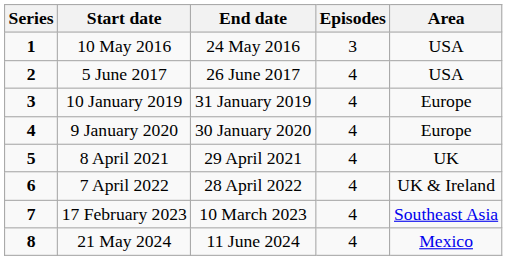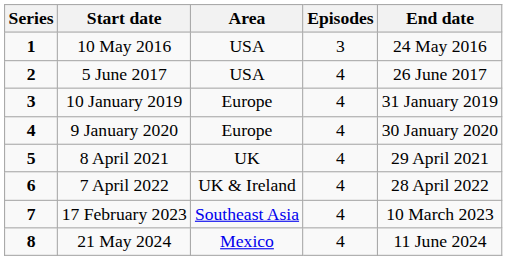columns swapped: (253, 18) <-> (446, 18)
